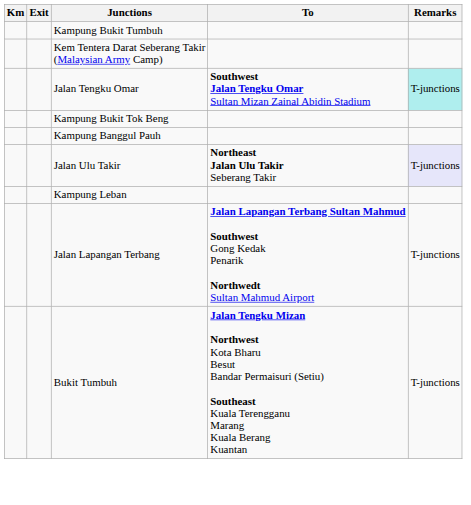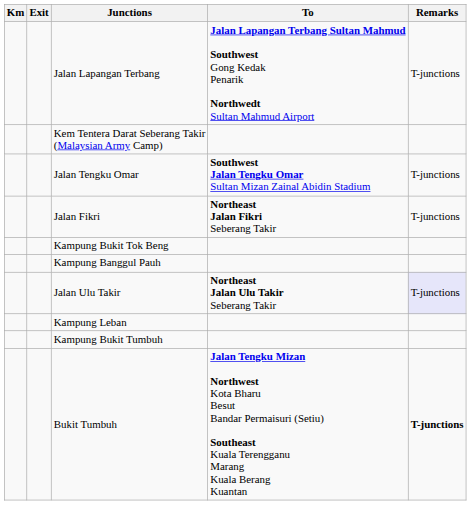rows swapped: (107, 255) <-> (108, 30)
(435, 89) paleturquoise background -> (435, 175) no background
+ row: (77, 216)
(435, 382) normal -> (437, 424) bold
